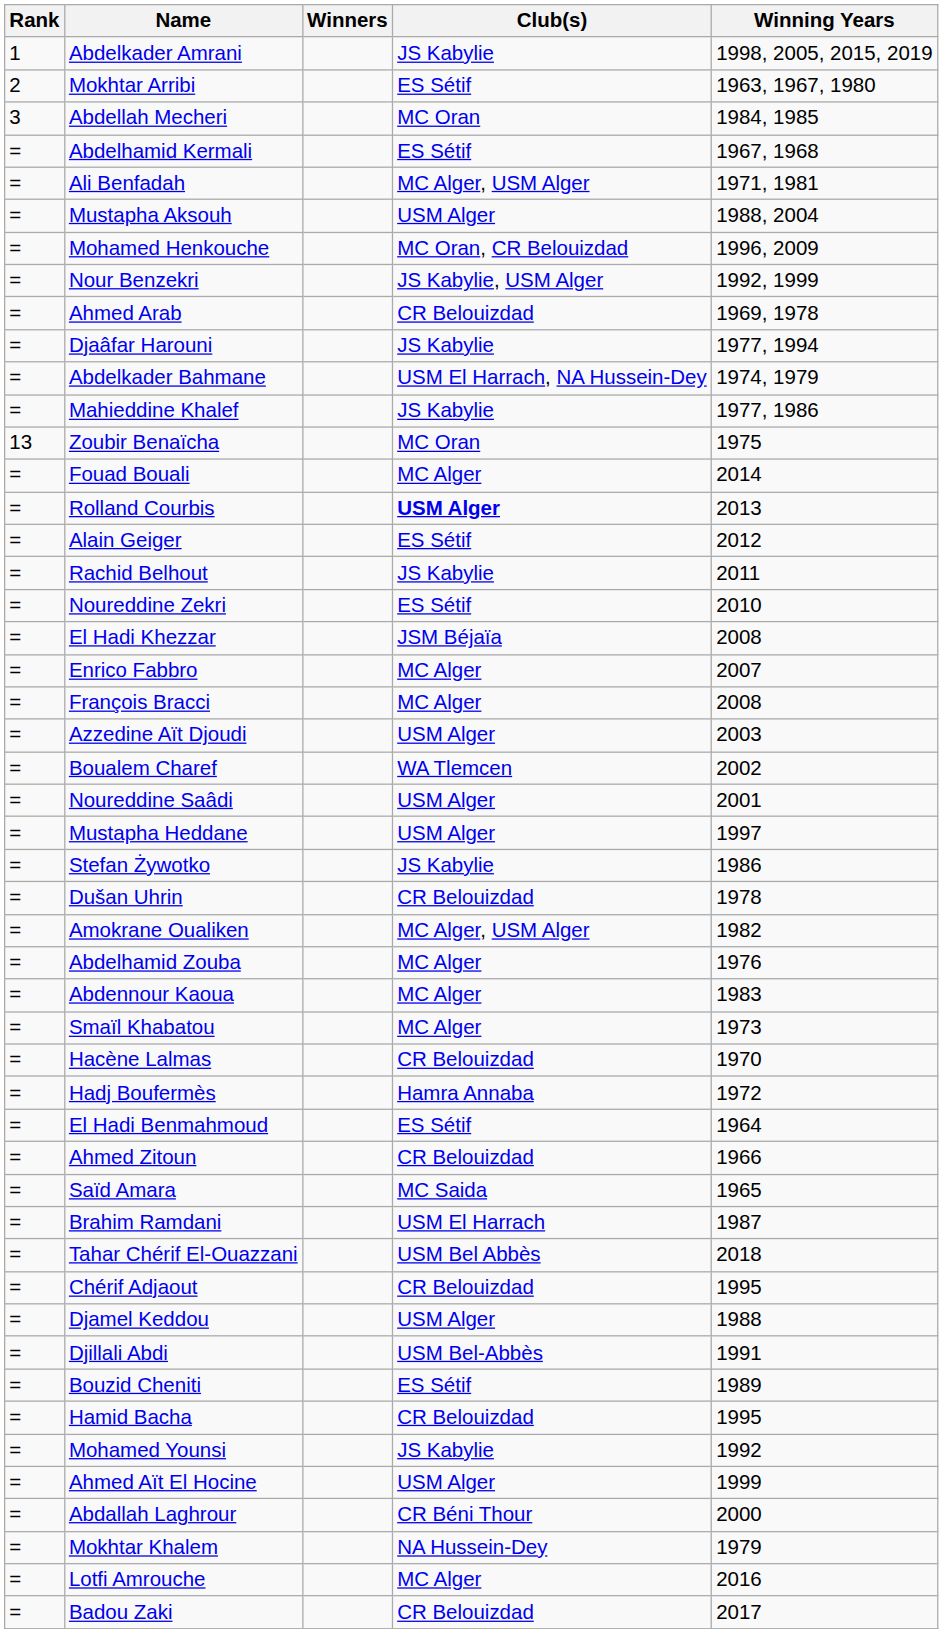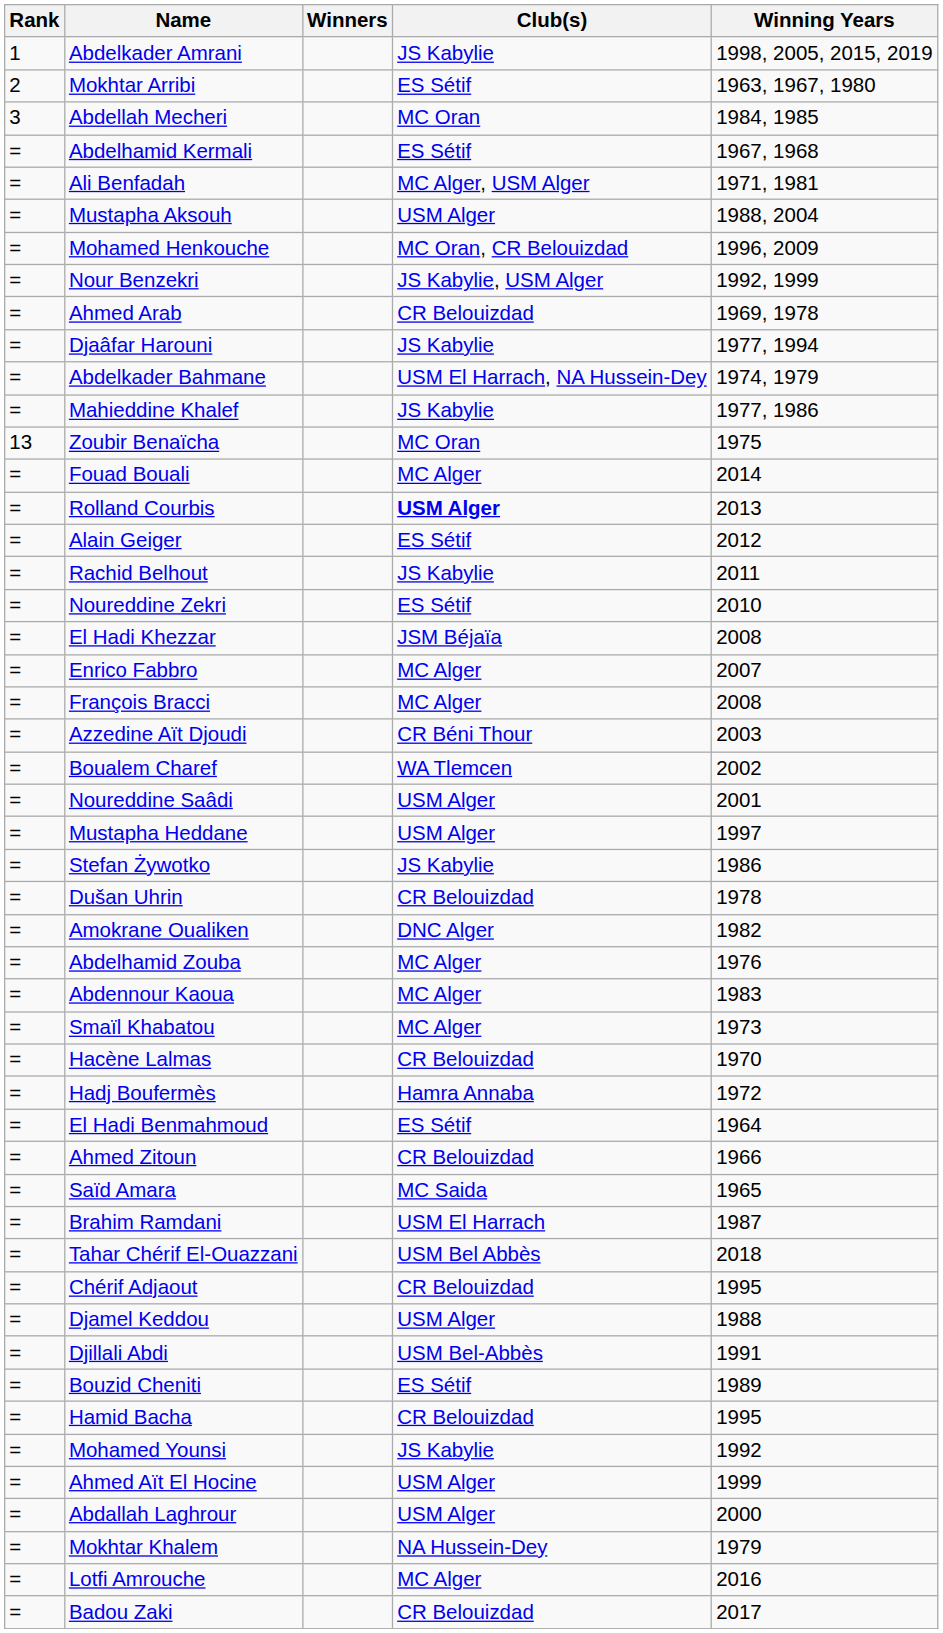(446, 735) USM Alger -> (465, 735) CR Béni Thour
(493, 930) MC Alger, USM Alger -> (446, 930) DNC Alger
(465, 1514) CR Béni Thour -> (446, 1514) USM Alger
